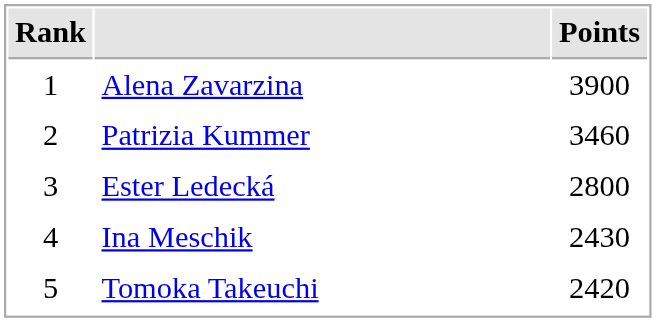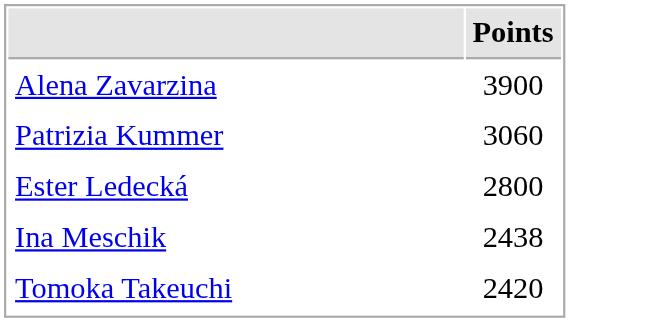- column: (51, 32)
(599, 135) 3460 -> (513, 135) 3060
(599, 237) 2430 -> (513, 237) 2438
